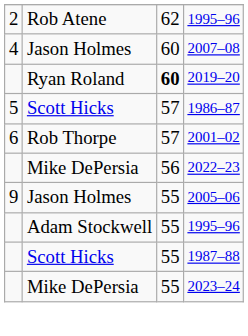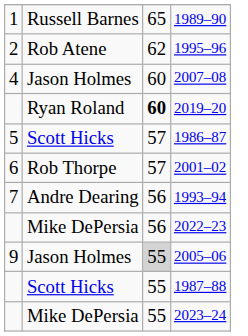+ row: (83, 19)
+ row: (83, 197)
(170, 197) no background -> (157, 256) lightgrey background
- row: (90, 227)
